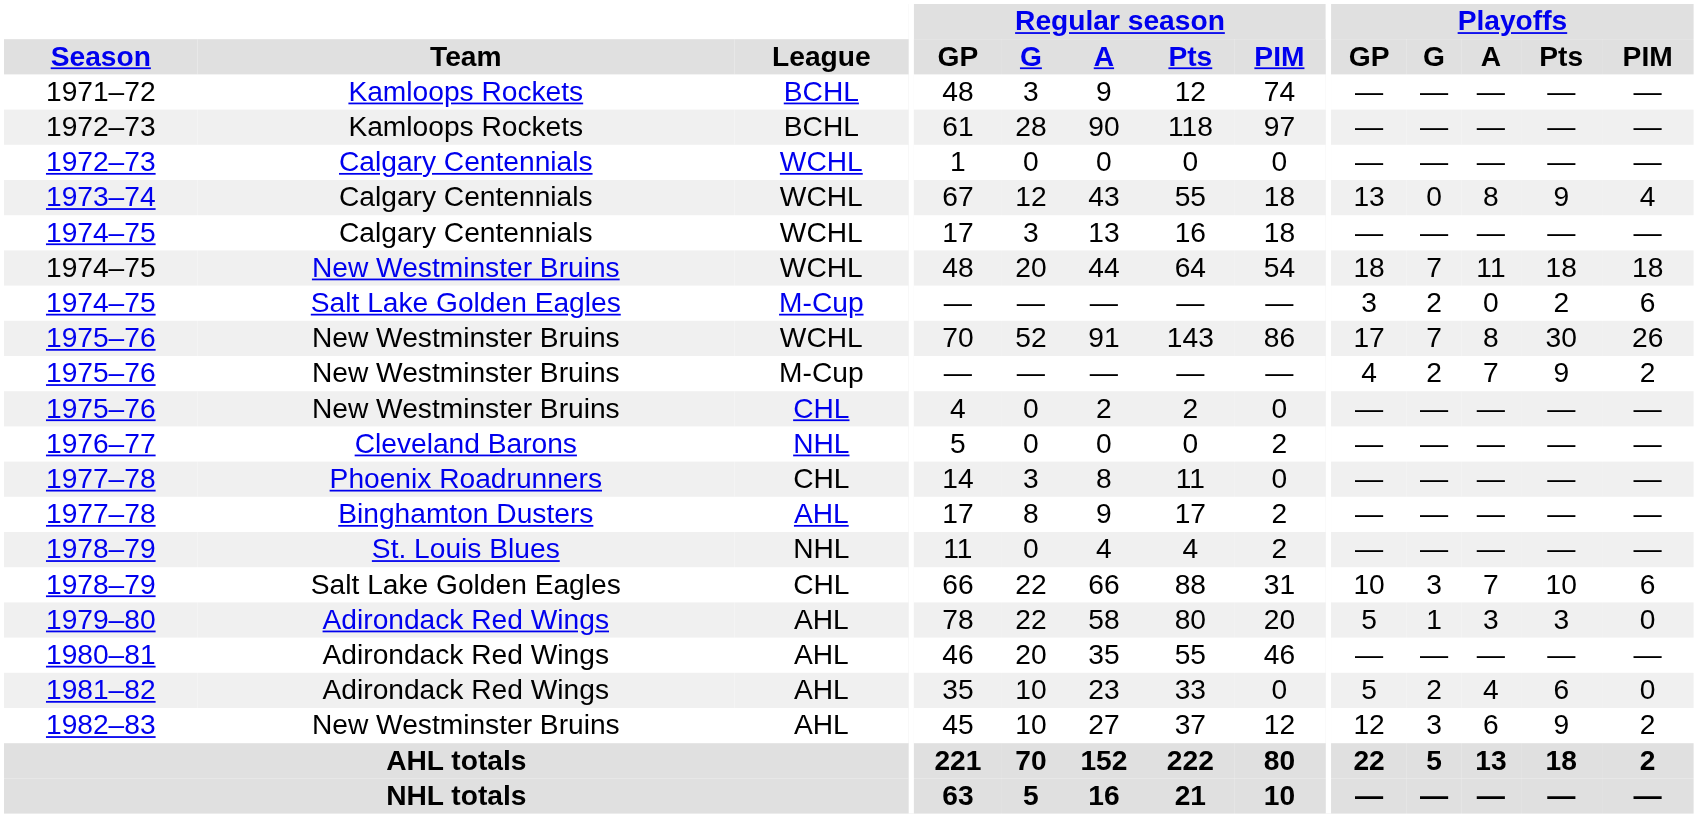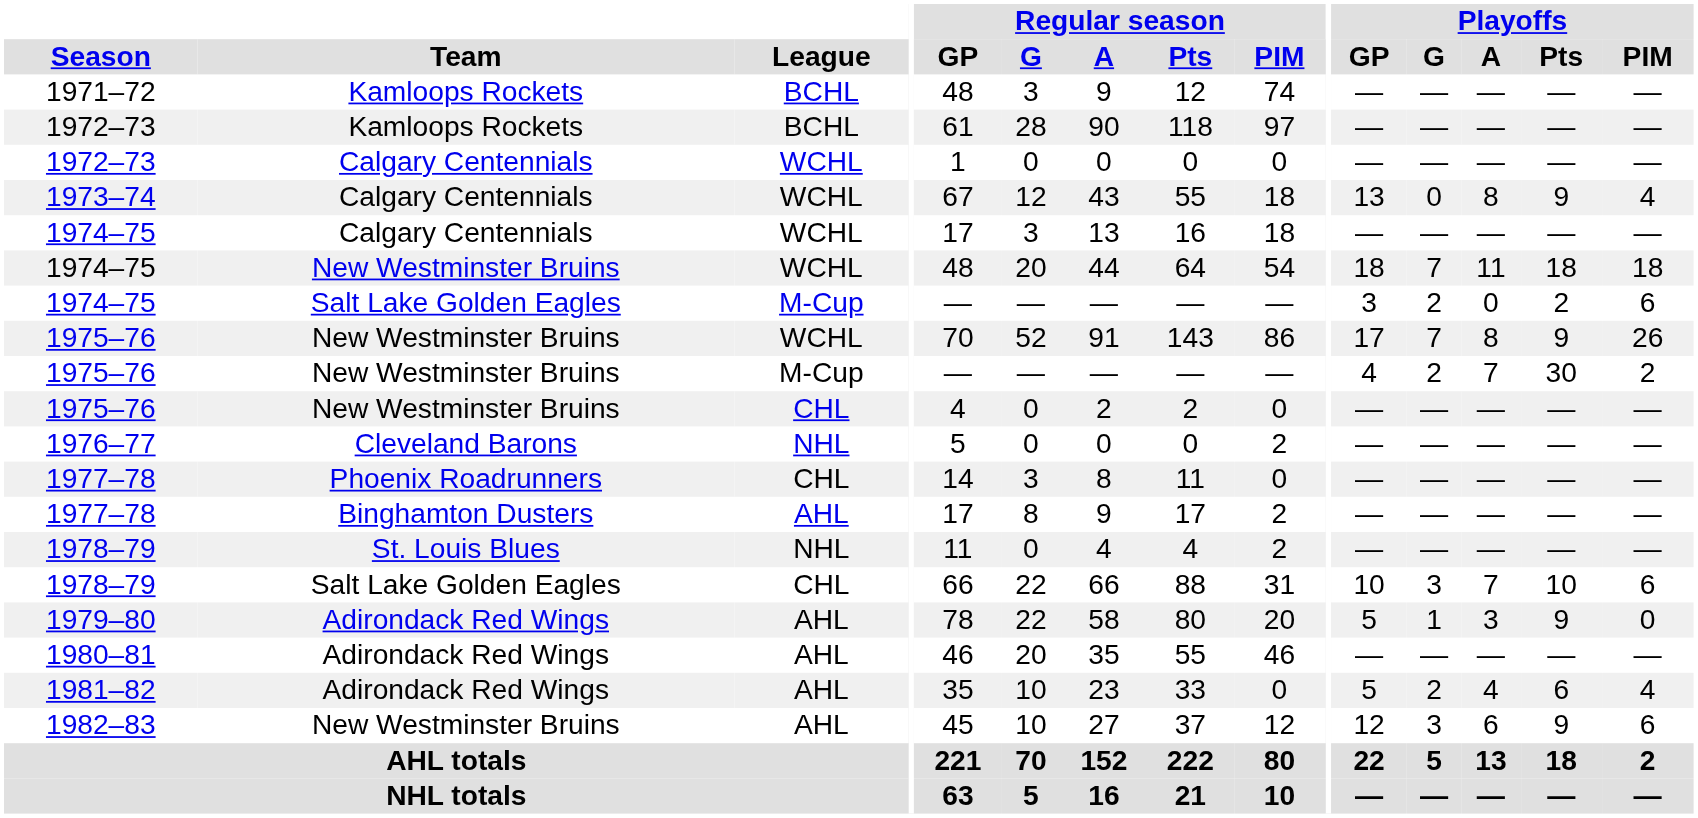(1561, 338) 30 -> (1561, 338) 9
(1561, 373) 9 -> (1561, 373) 30
(1561, 619) 3 -> (1561, 619) 9
(1648, 690) 0 -> (1648, 690) 4
(1648, 725) 2 -> (1648, 725) 6
